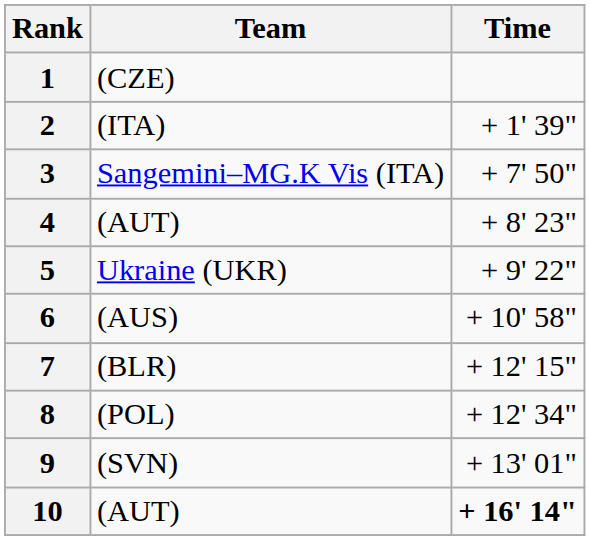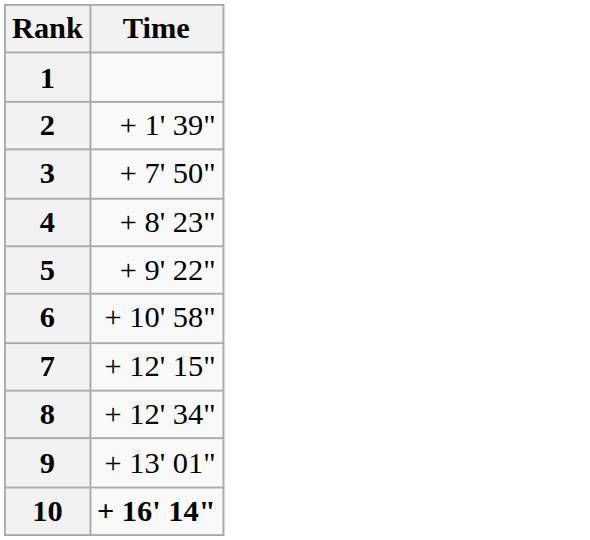- column: (271, 28)
